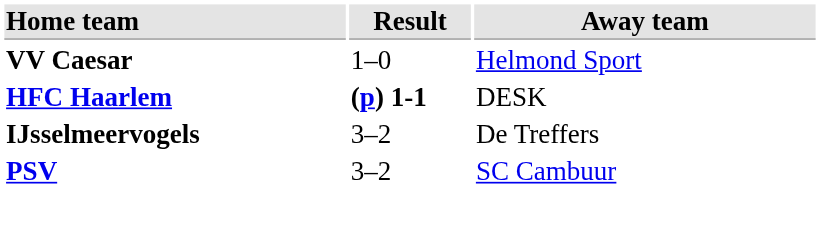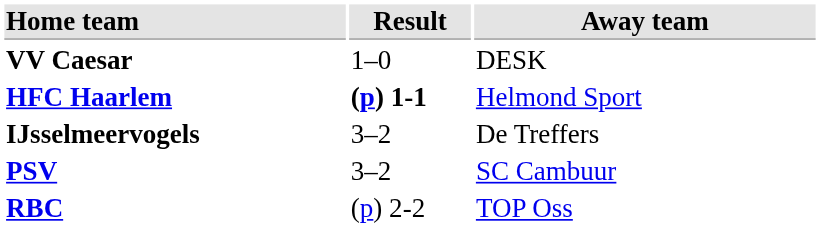(559, 59) Helmond Sport -> (511, 59) DESK
(511, 96) DESK -> (559, 96) Helmond Sport
+ row: (35, 208)
